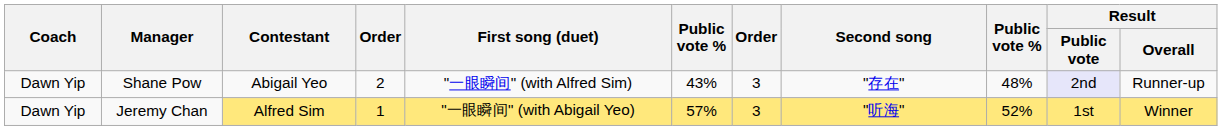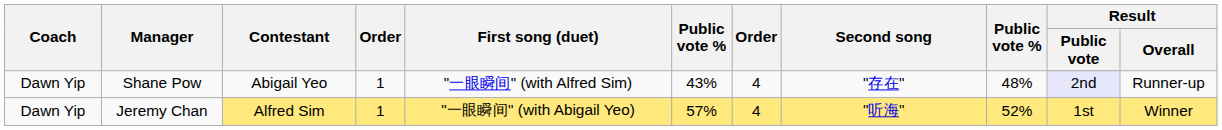(380, 84) 2 -> (380, 84) 1
(756, 84) 3 -> (756, 84) 4
(756, 111) 3 -> (756, 111) 4
